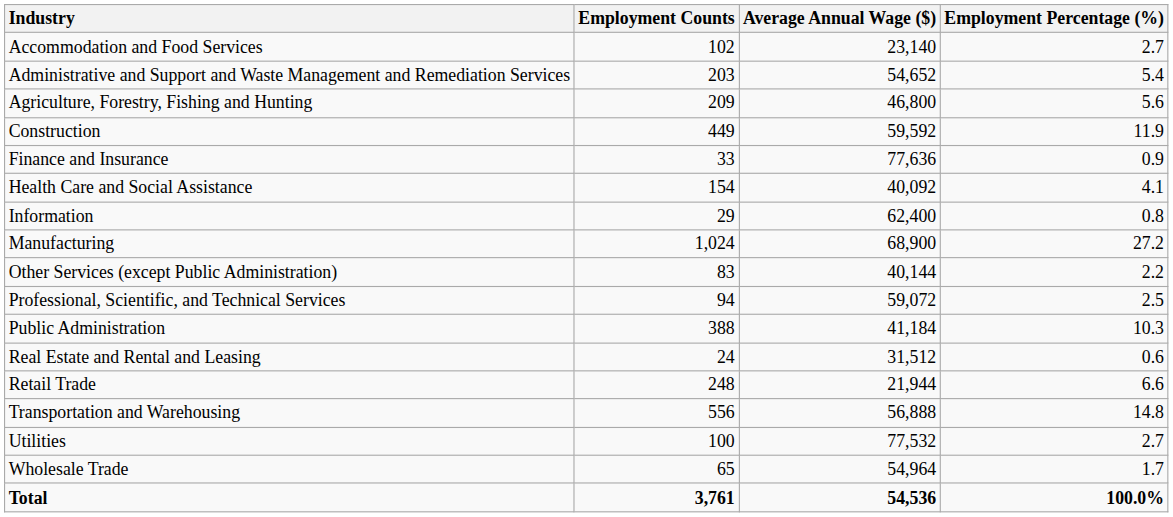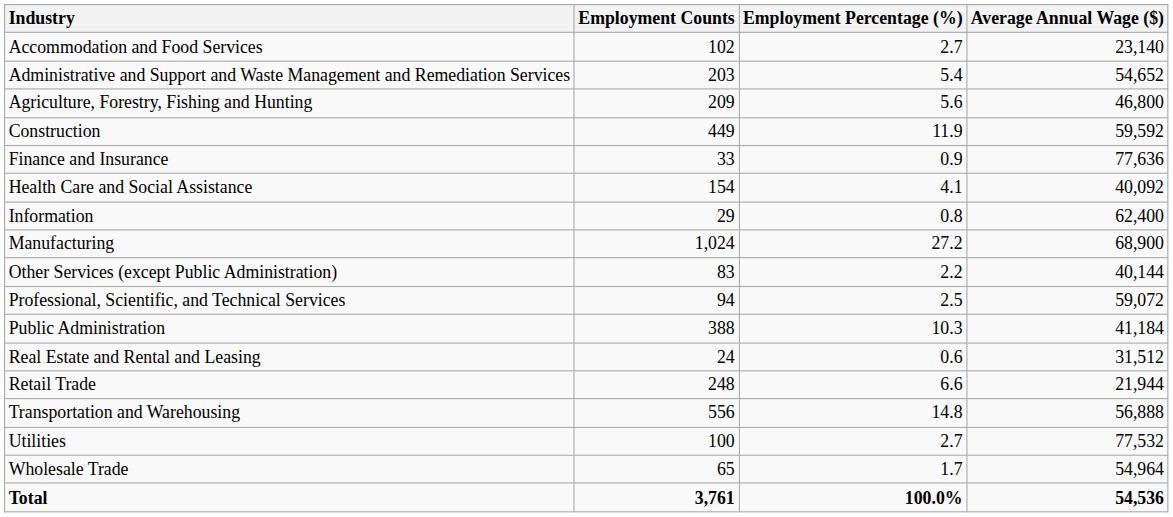columns swapped: (1054, 18) <-> (840, 18)
